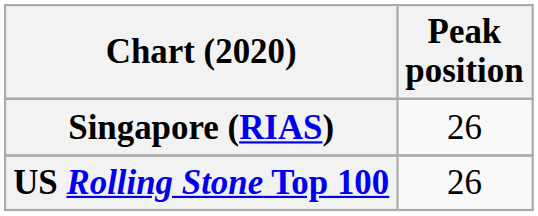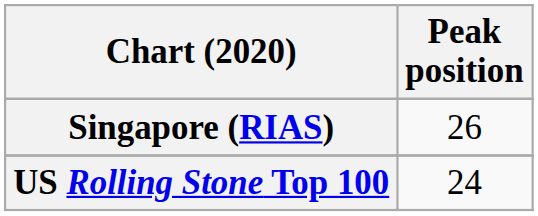(464, 182) 26 -> (464, 182) 24
